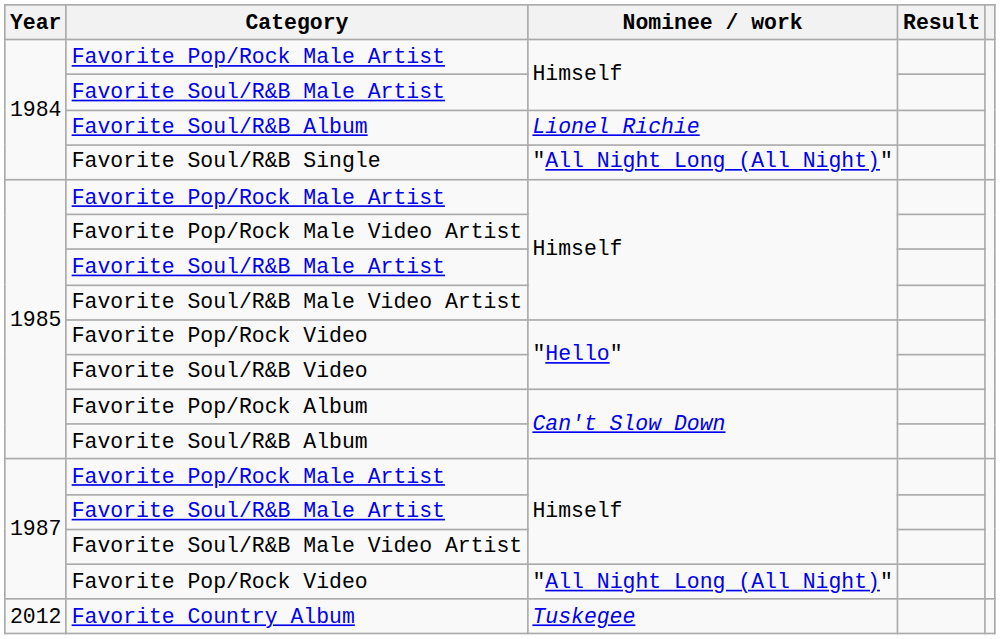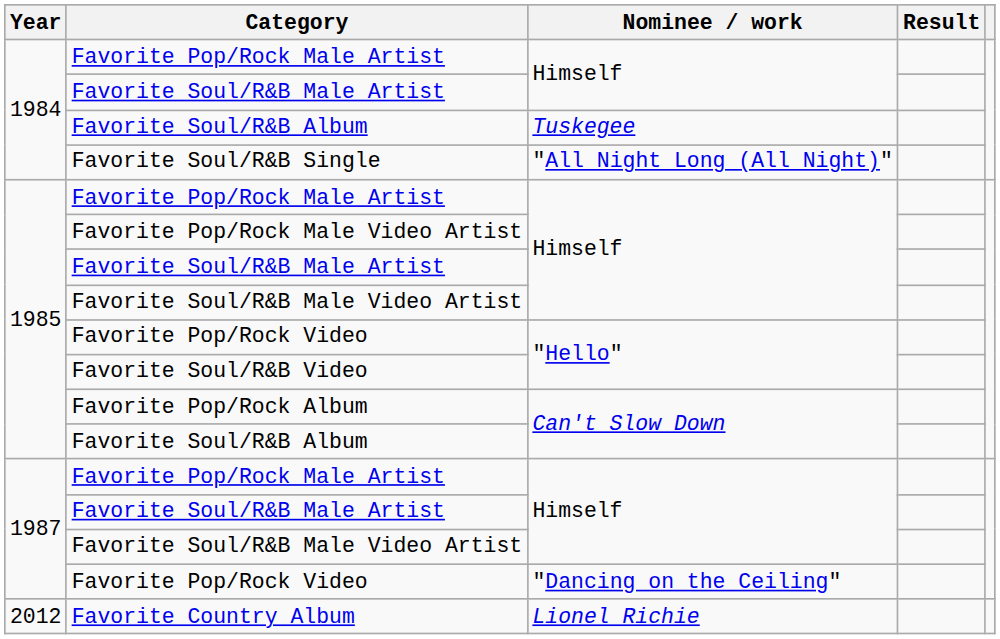(616, 127) Lionel Richie -> (584, 127) Tuskegee
(713, 582) "All Night Long (All Night)" -> (687, 582) "Dancing on the Ceiling"
(584, 617) Tuskegee -> (616, 617) Lionel Richie
